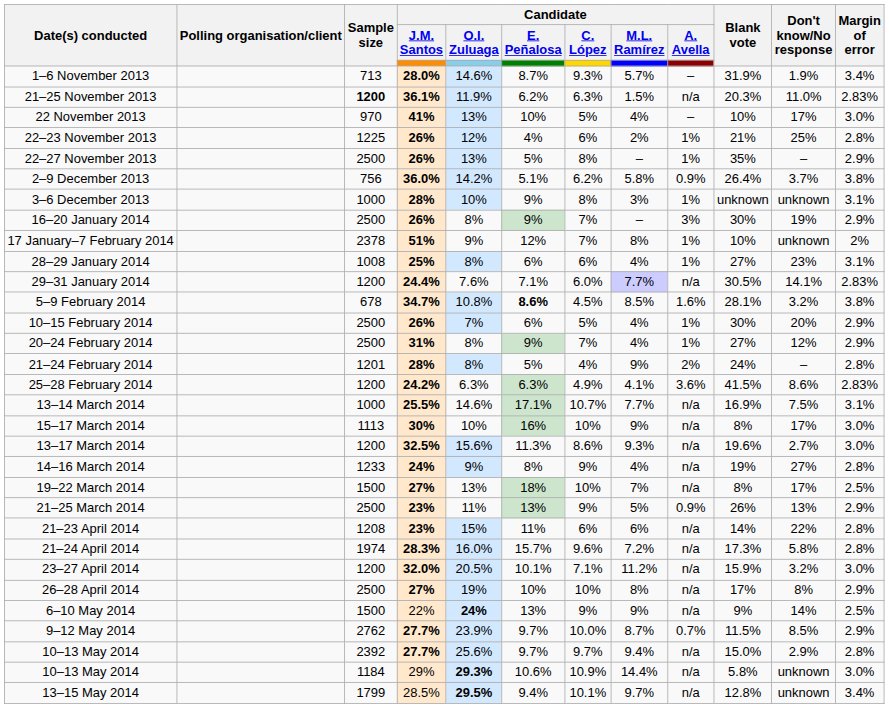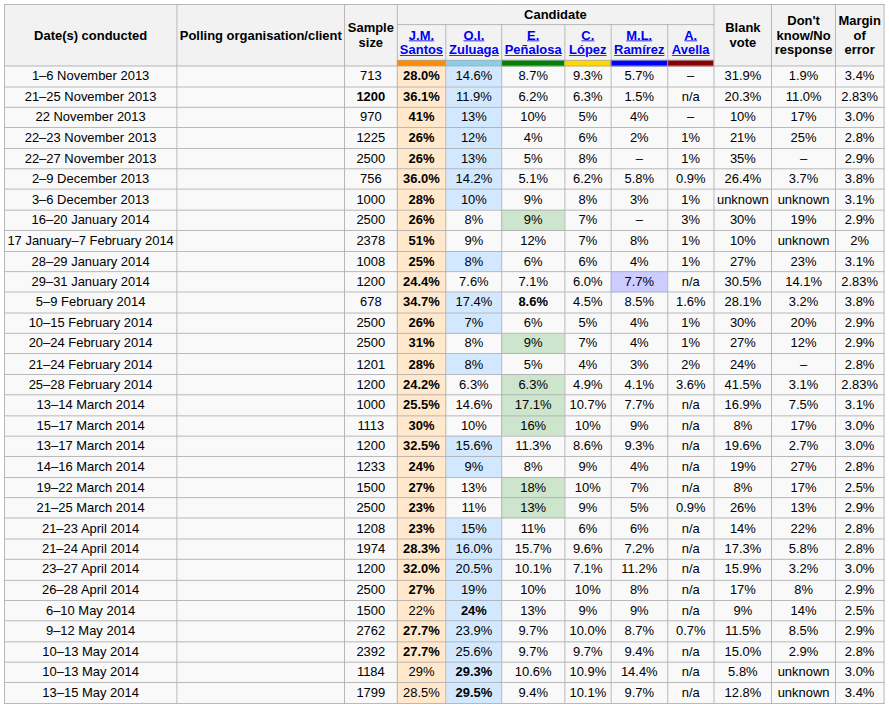(474, 302) 10.8% -> (474, 302) 17.4%
(639, 364) 9% -> (639, 364) 3%
(804, 384) 8.6% -> (804, 384) 3.1%
